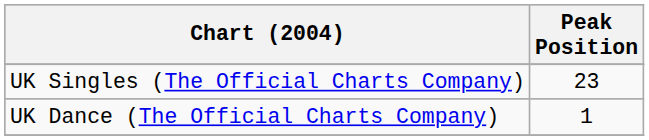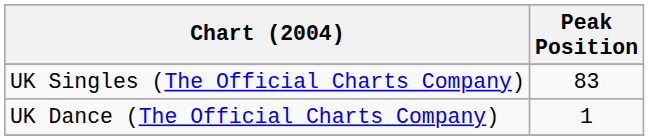(587, 82) 23 -> (587, 82) 83
